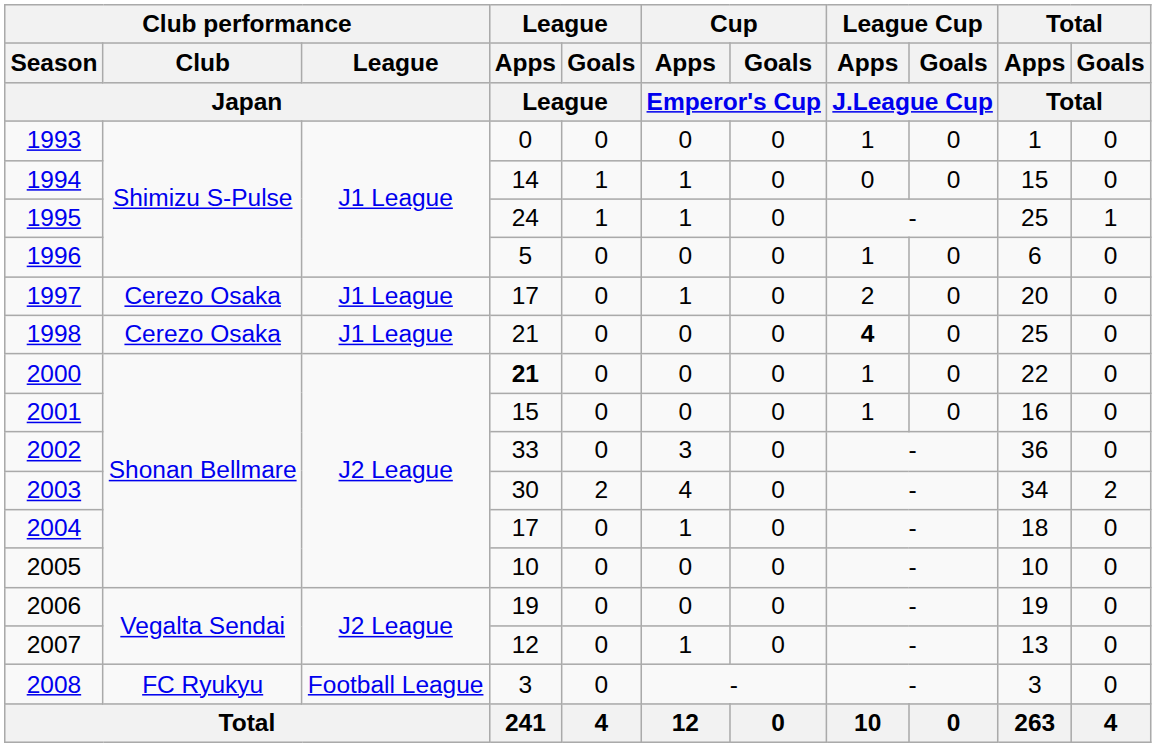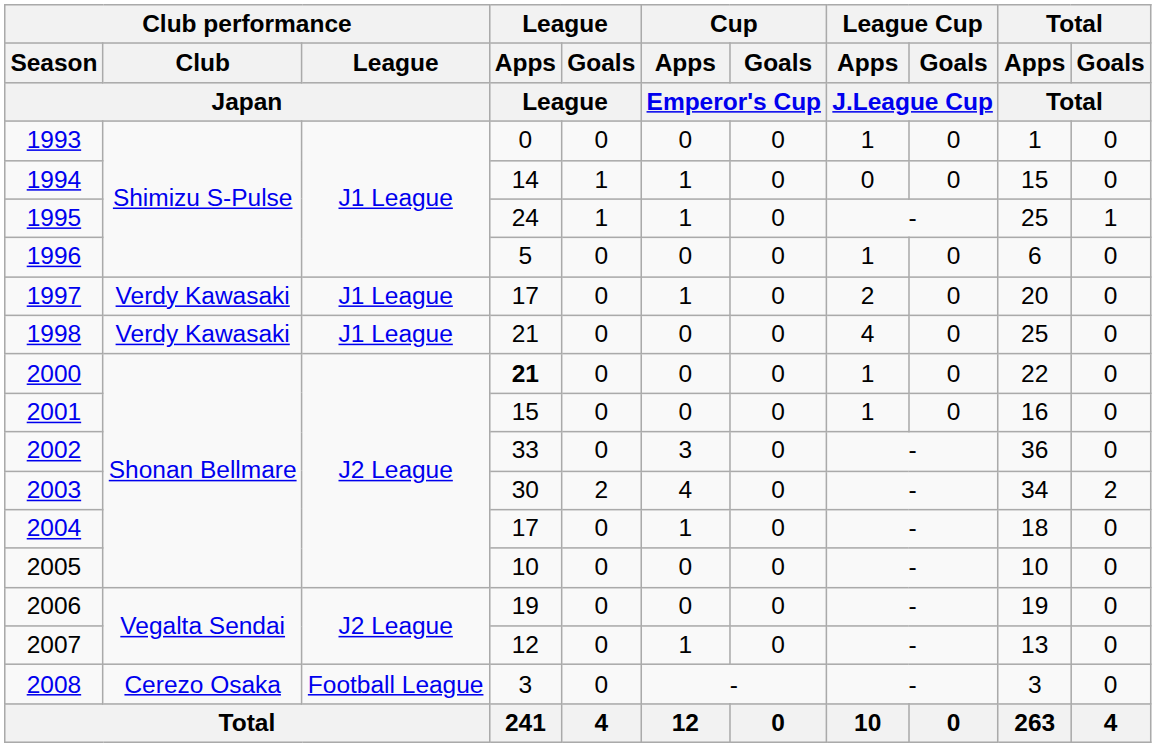(203, 295) Cerezo Osaka -> (203, 295) Verdy Kawasaki
(203, 334) Cerezo Osaka -> (203, 334) Verdy Kawasaki
(868, 334) bold -> (868, 334) normal
(203, 683) FC Ryukyu -> (203, 683) Cerezo Osaka
